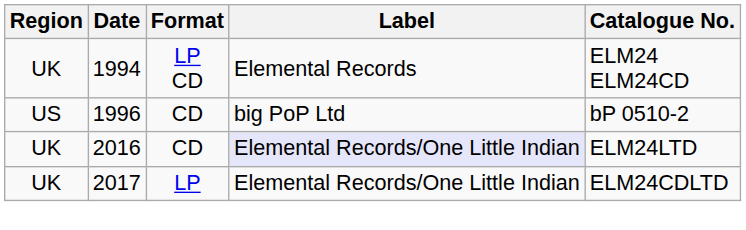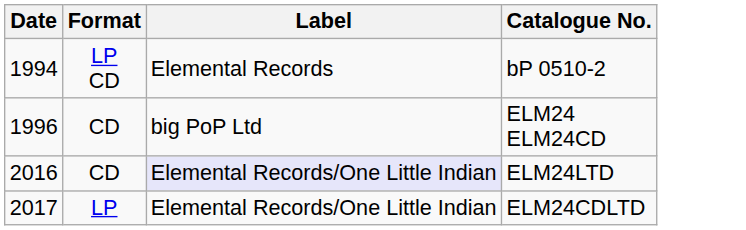- column: (46, 21)
(640, 68) ELM24 ELM24CD -> (556, 68) bP 0510-2
(639, 114) bP 0510-2 -> (556, 126) ELM24 ELM24CD
